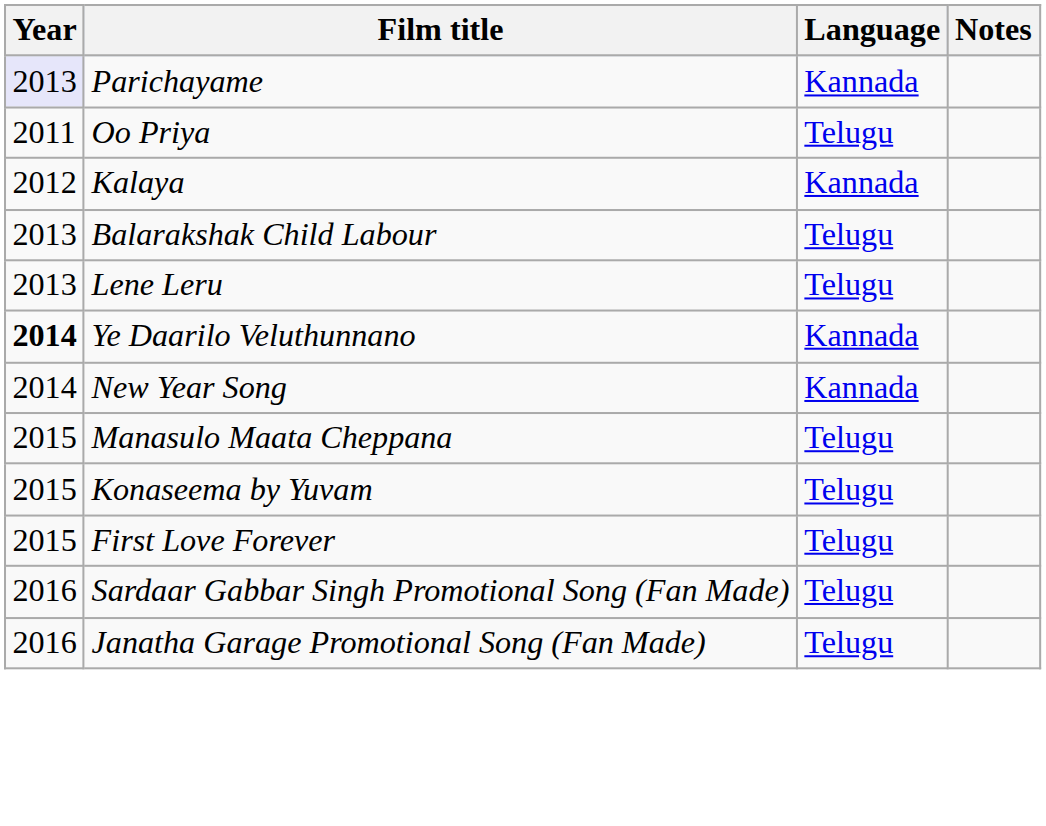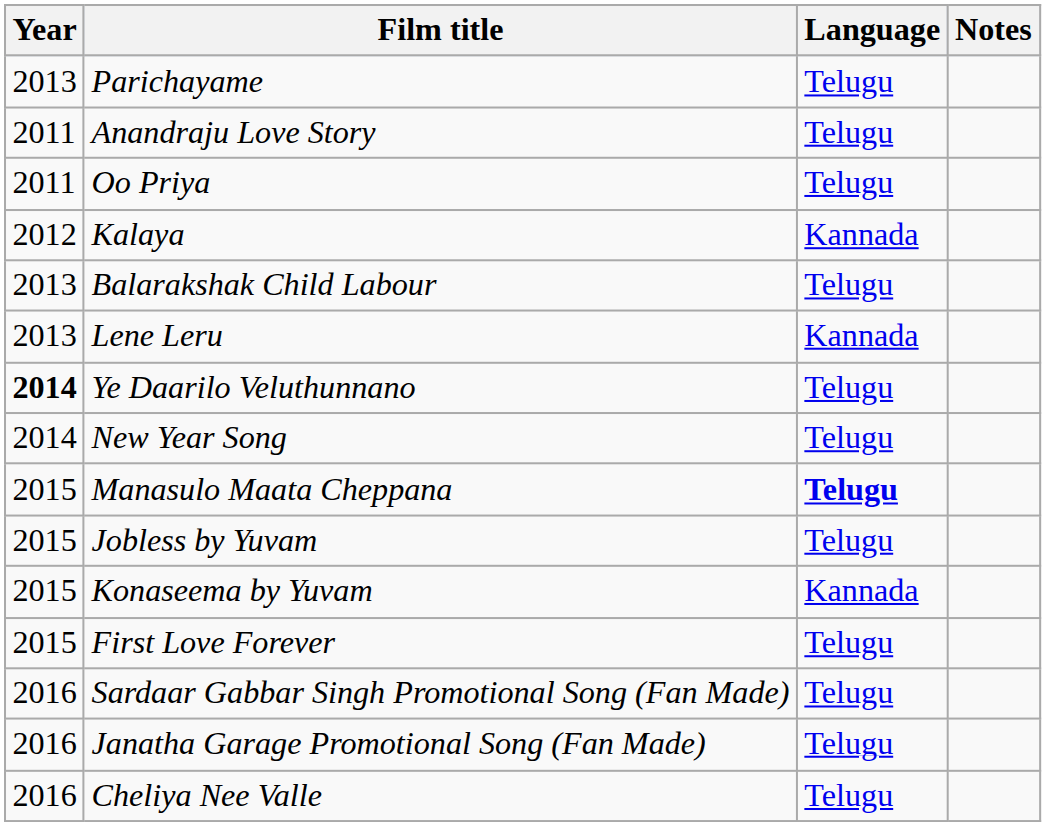(45, 81) lavender background -> (45, 81) no background
(862, 81) Kannada -> (849, 81) Telugu
+ row: (234, 132)
(849, 285) Telugu -> (862, 336) Kannada
(862, 336) Kannada -> (849, 387) Telugu
(862, 387) Kannada -> (849, 438) Telugu
(849, 438) normal -> (851, 489) bold
+ row: (204, 540)
(849, 489) Telugu -> (862, 591) Kannada
+ row: (207, 795)
